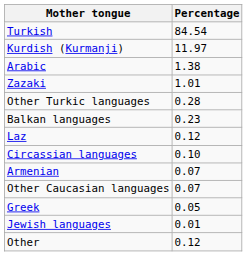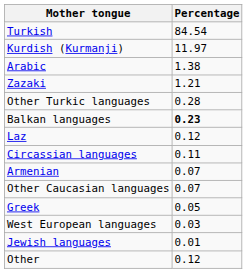(188, 84) 1.01 -> (188, 84) 1.21
(188, 119) normal -> (188, 119) bold
(188, 154) 0.10 -> (188, 154) 0.11
+ row: (82, 224)
